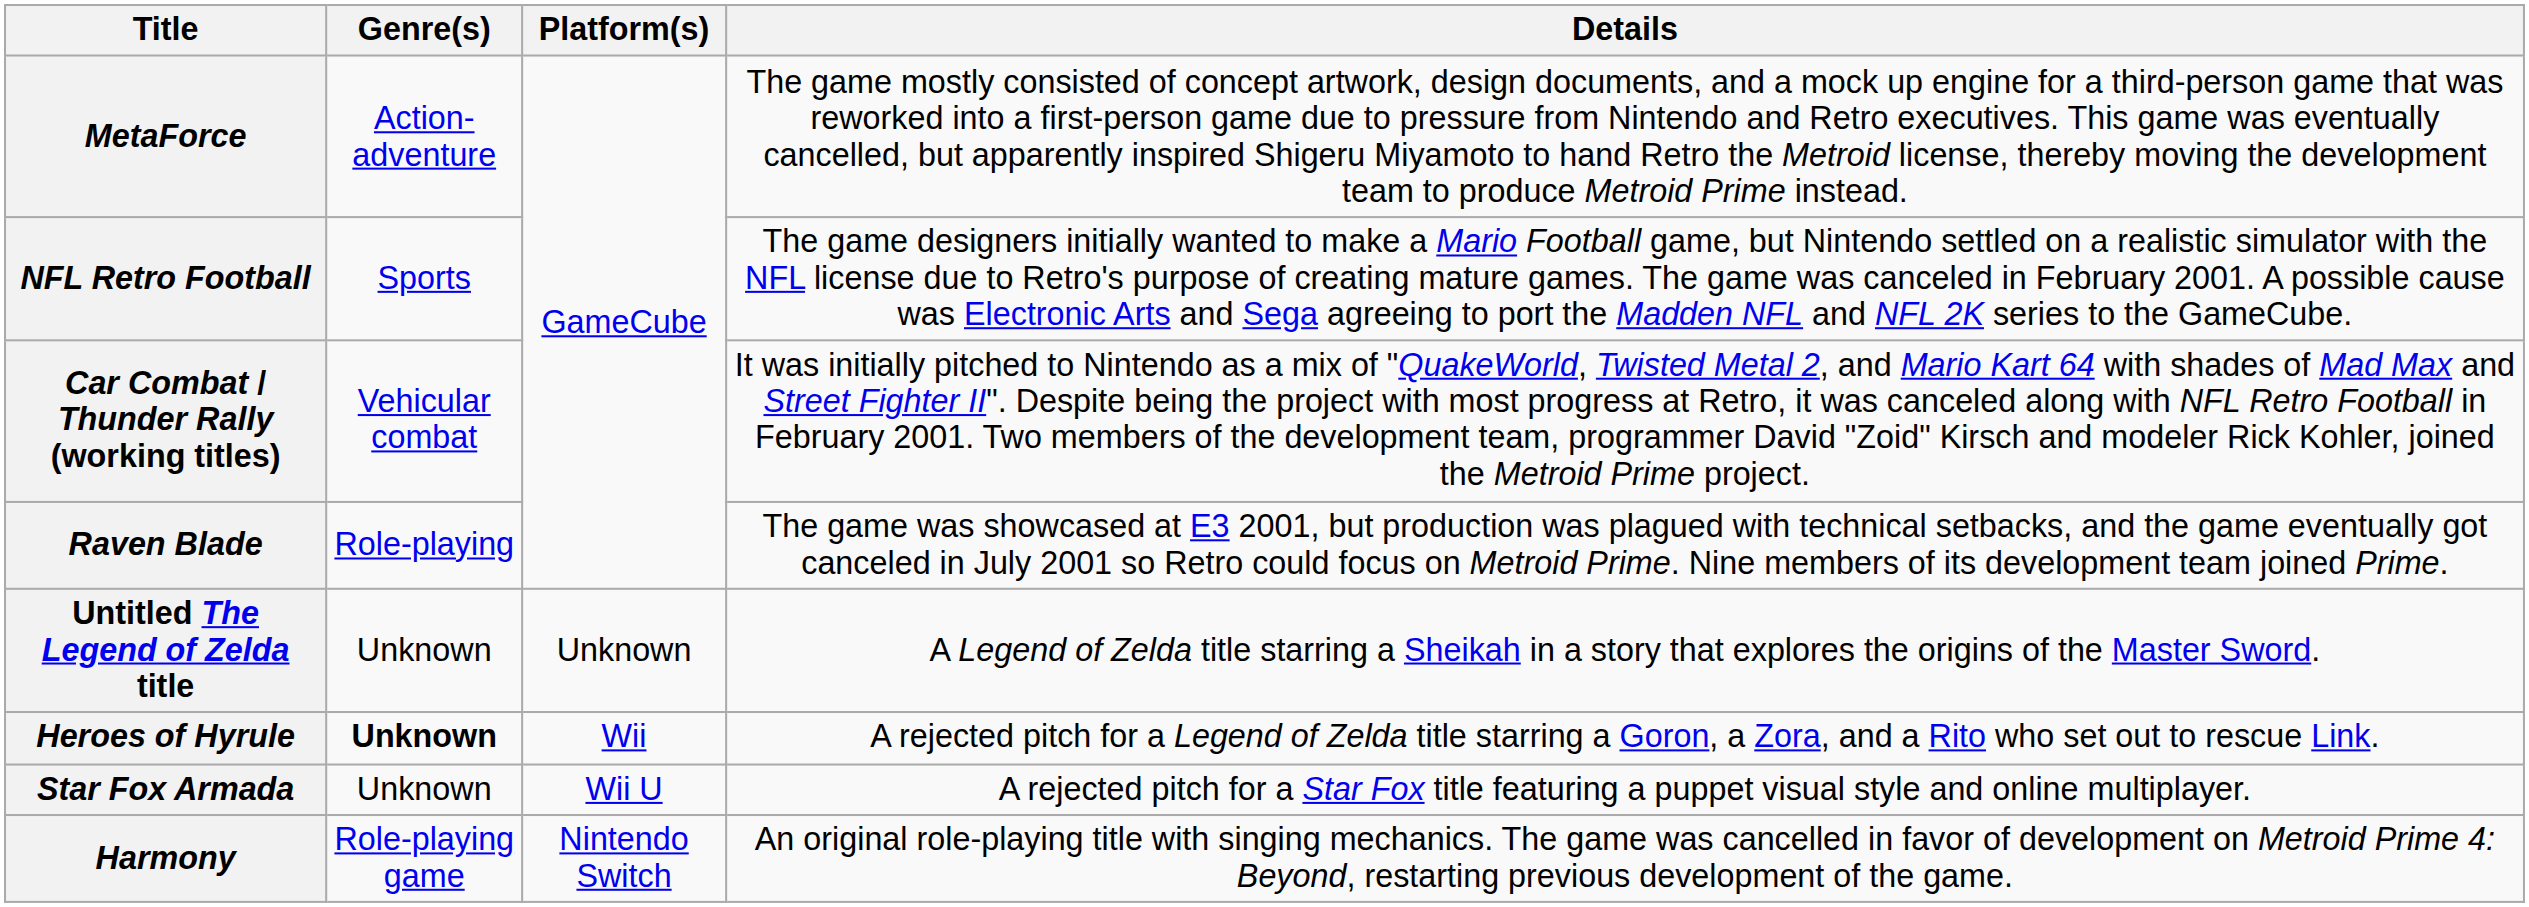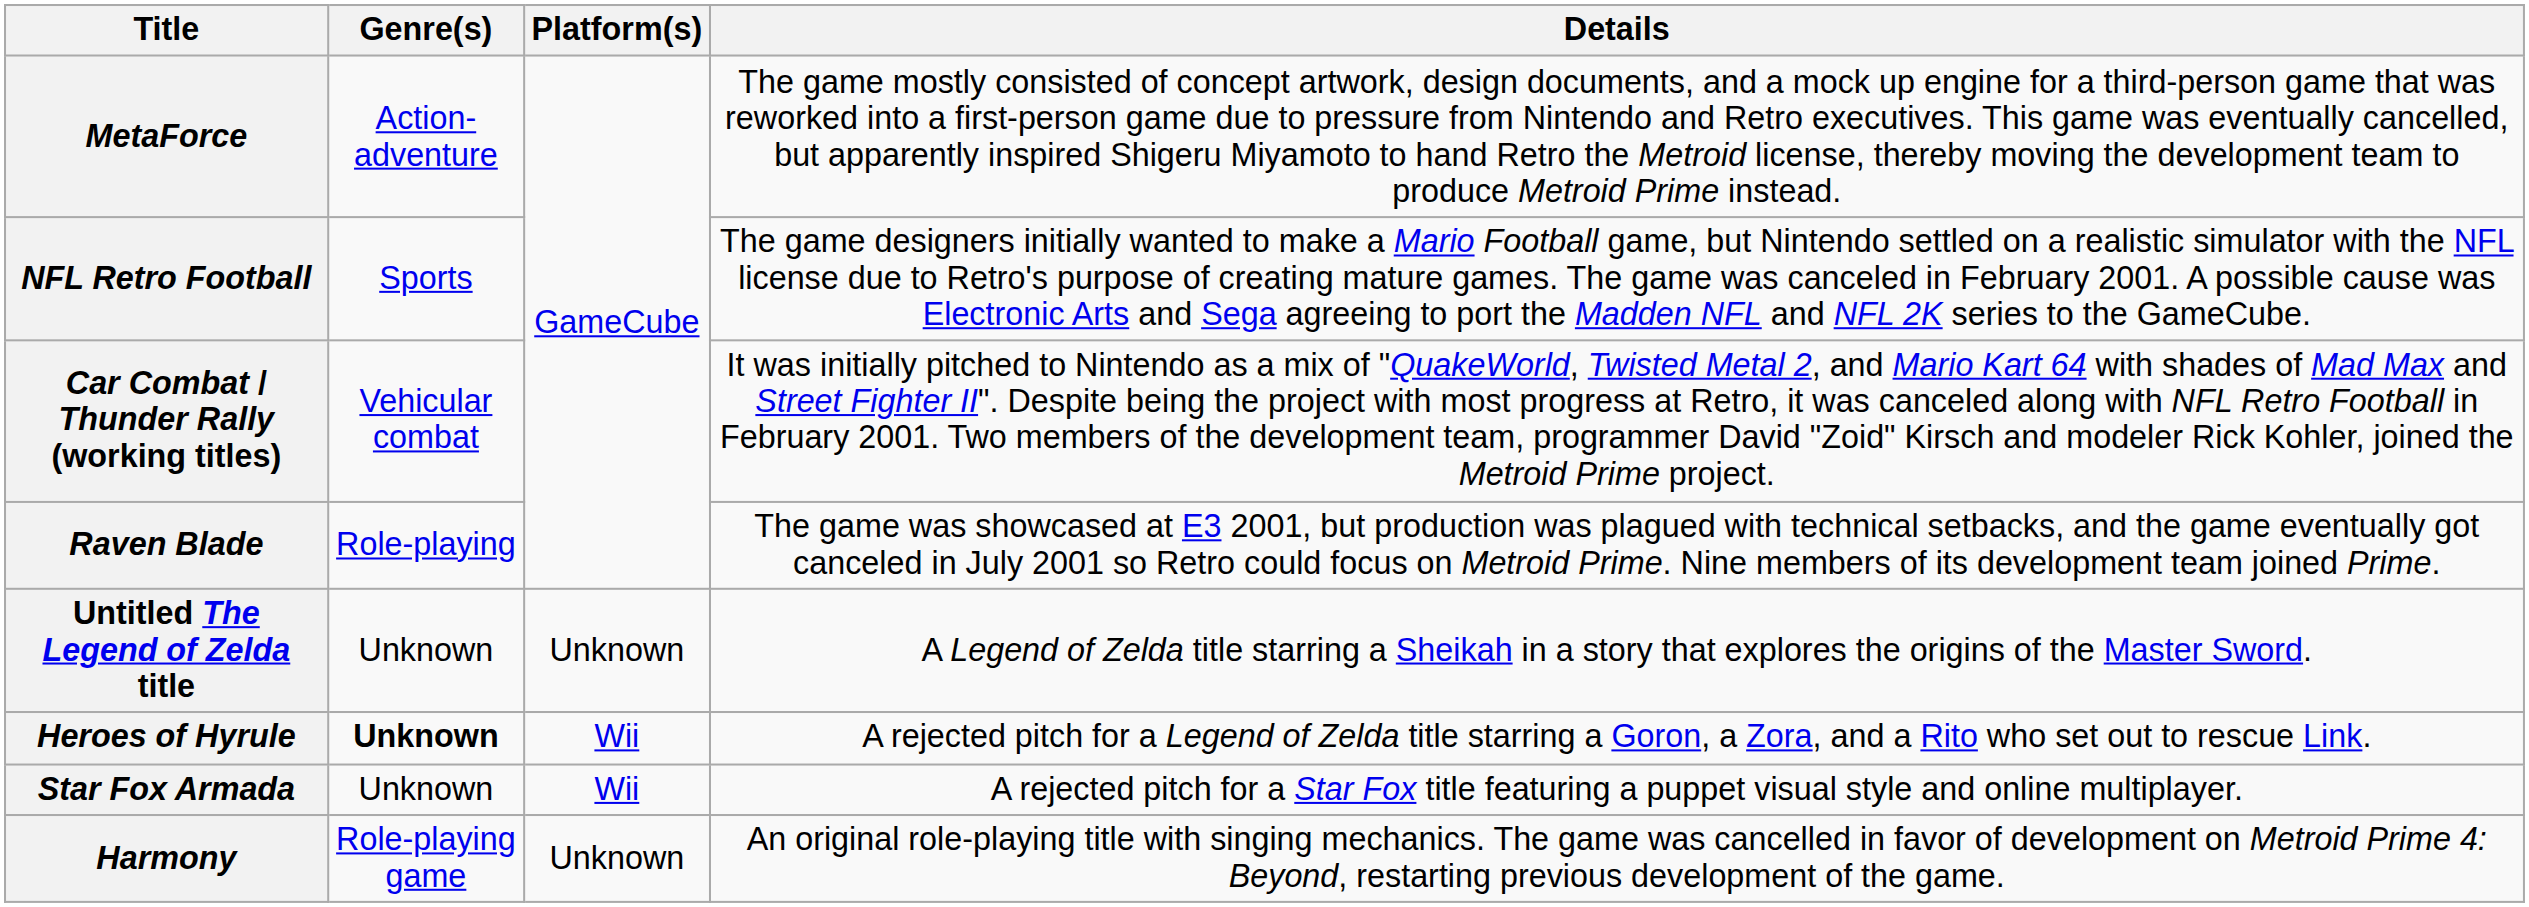(624, 788) Wii U -> (617, 788) Wii
(624, 858) Nintendo Switch -> (617, 858) Unknown
